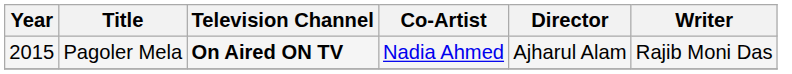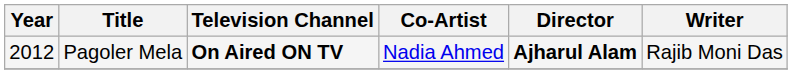(32, 52) 2015 -> (32, 52) 2012
(570, 52) normal -> (575, 52) bold
